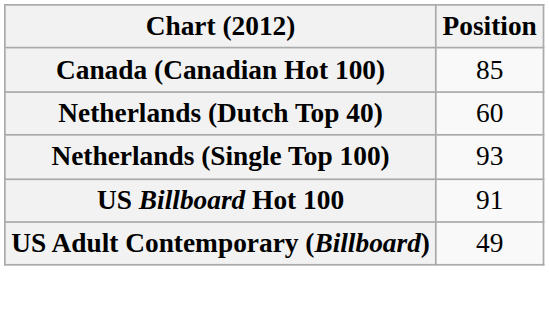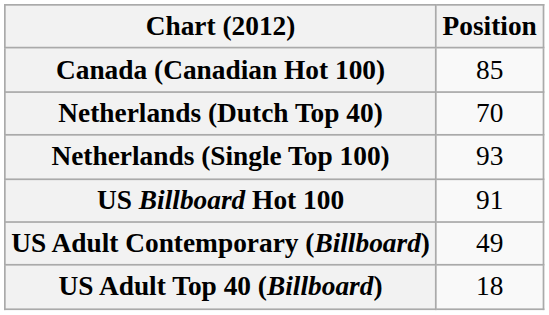(490, 112) 60 -> (490, 112) 70
+ row: (221, 286)
